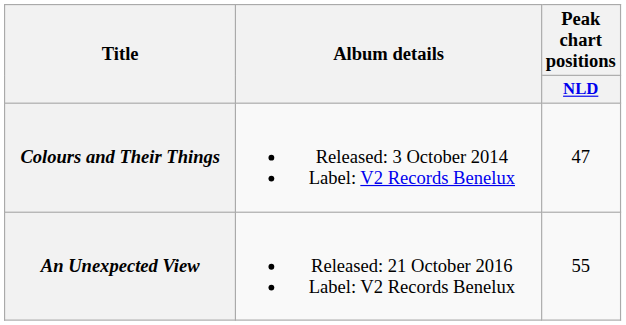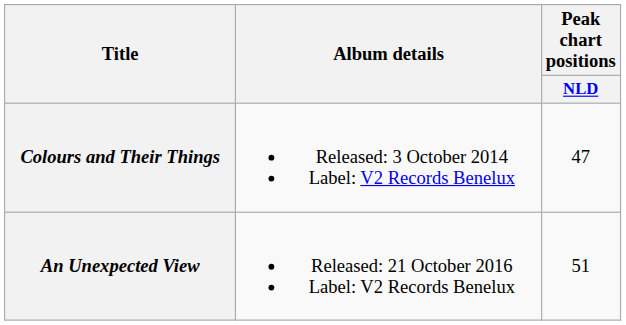(581, 265) 55 -> (581, 265) 51
